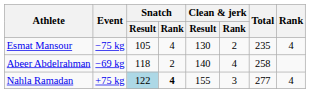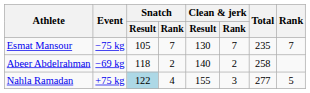(172, 46) 4 -> (172, 46) 7
(234, 46) 2 -> (234, 46) 7
(291, 46) 4 -> (291, 46) 7
(234, 63) 4 -> (234, 63) 2
(172, 80) bold -> (172, 80) normal
(291, 80) 4 -> (291, 80) 5
